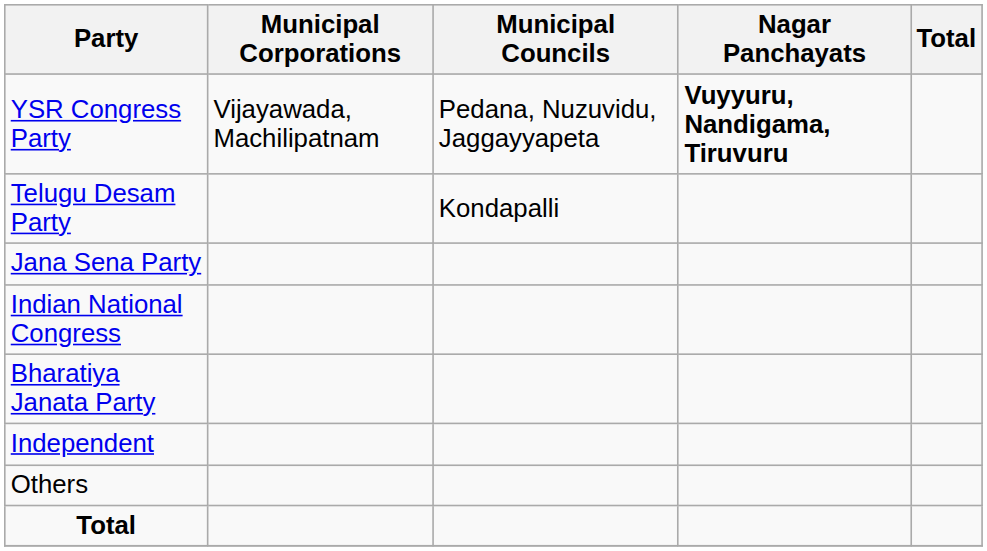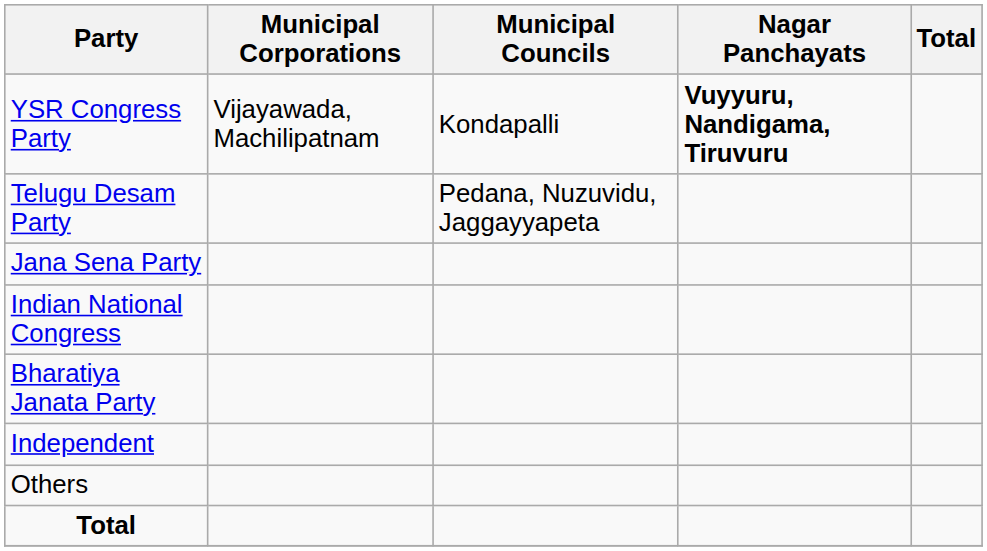(548, 123) Pedana, Nuzuvidu, Jaggayyapeta -> (499, 123) Kondapalli
(499, 208) Kondapalli -> (548, 208) Pedana, Nuzuvidu, Jaggayyapeta
